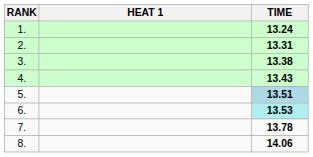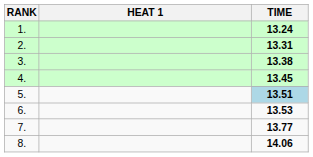(280, 78) 13.43 -> (280, 78) 13.45
(280, 111) paleturquoise background -> (280, 111) no background
(280, 128) 13.78 -> (280, 128) 13.77
